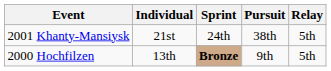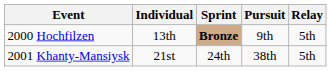rows swapped: (51, 55) <-> (68, 35)
